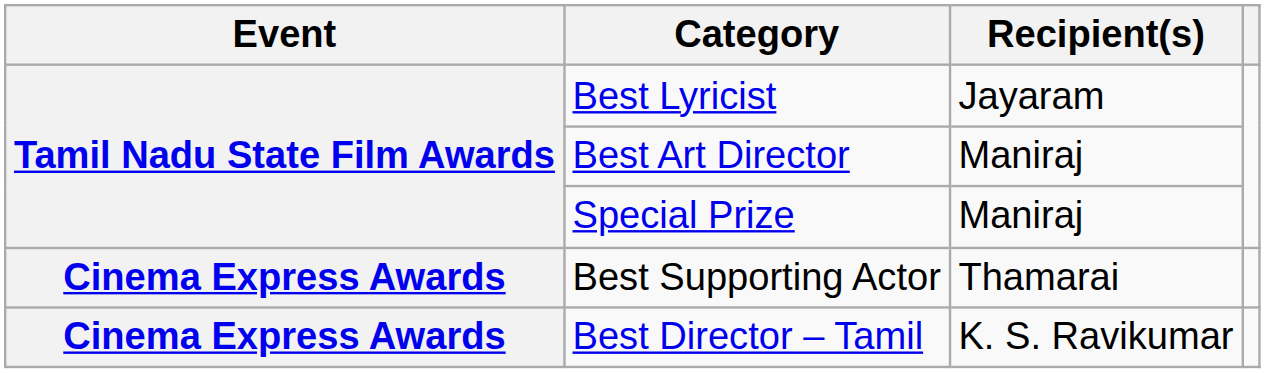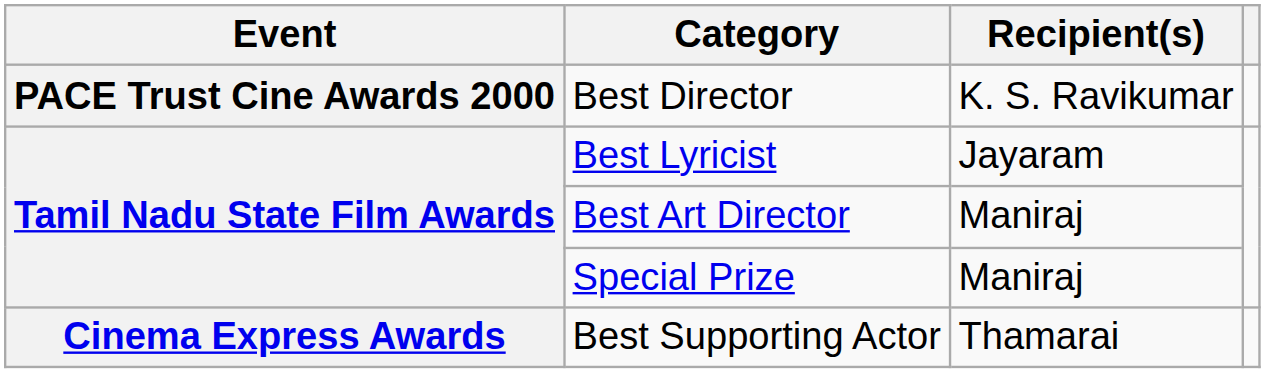+ row: (683, 95)
- row: (748, 336)
